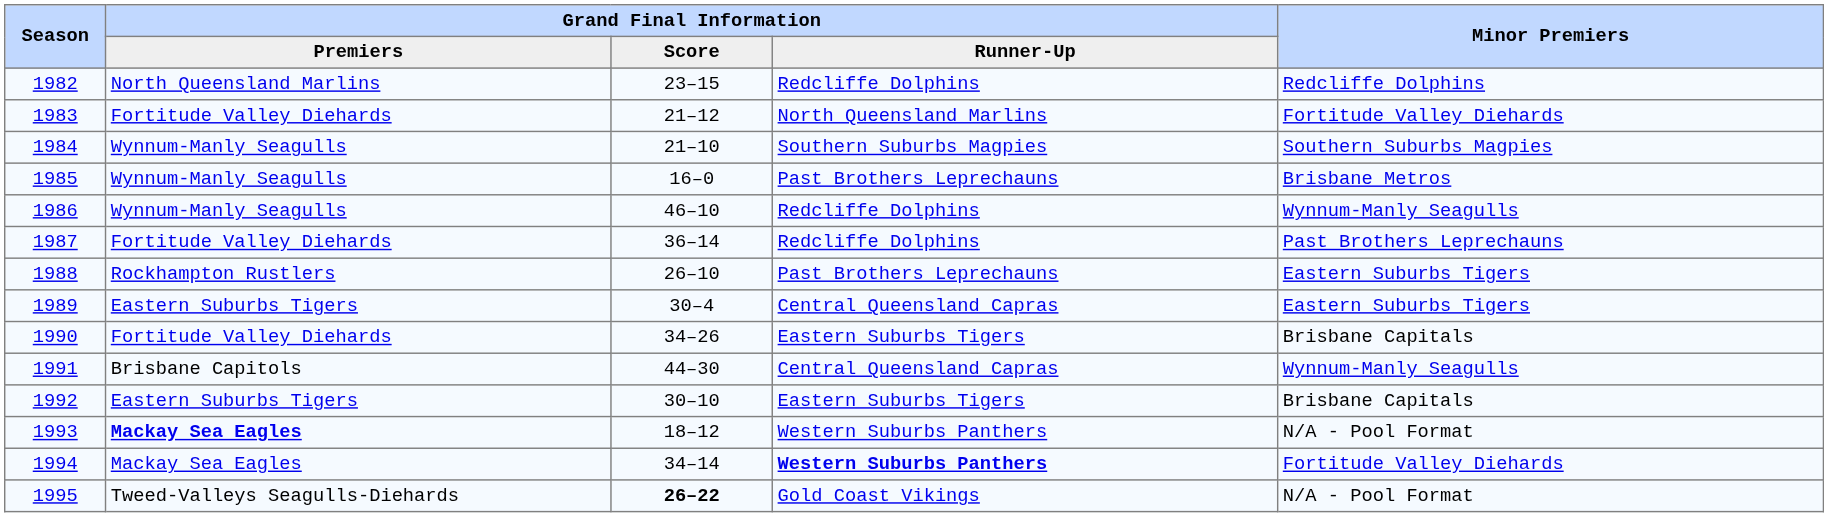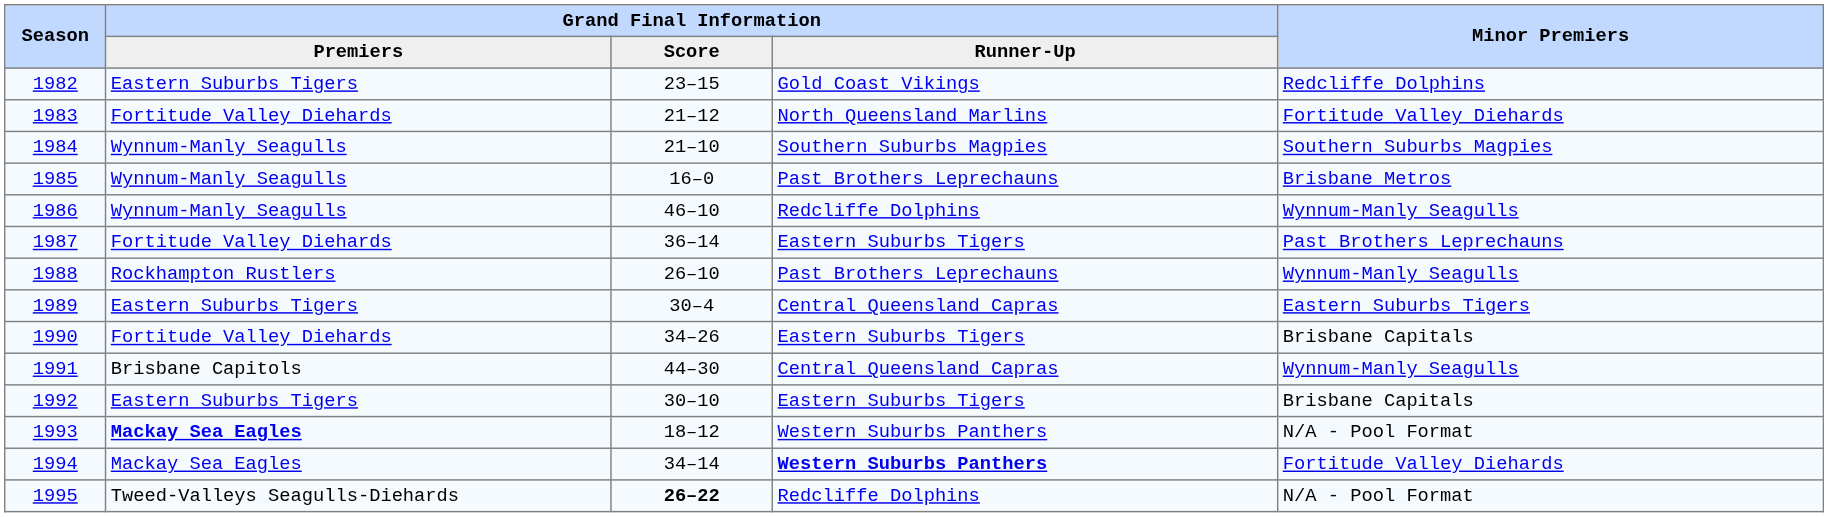(246, 84) North Queensland Marlins -> (234, 84) Eastern Suburbs Tigers
(879, 84) Redcliffe Dolphins -> (879, 84) Gold Coast Vikings
(879, 242) Redcliffe Dolphins -> (901, 242) Eastern Suburbs Tigers
(1406, 274) Eastern Suburbs Tigers -> (1401, 274) Wynnum-Manly Seagulls
(879, 496) Gold Coast Vikings -> (879, 496) Redcliffe Dolphins
